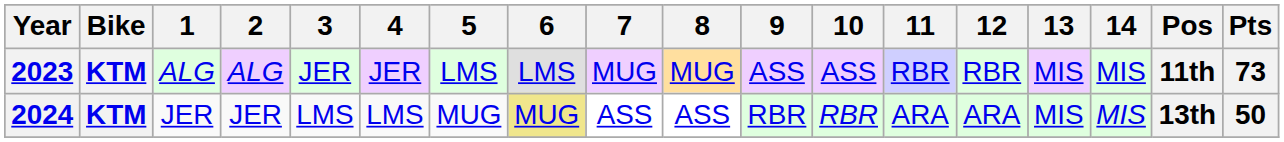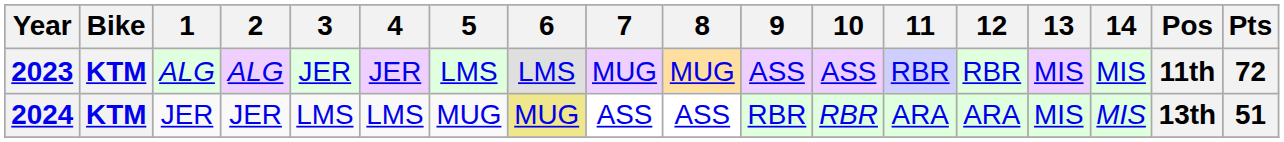(1250, 70) 73 -> (1250, 70) 72
(1250, 114) 50 -> (1250, 114) 51
